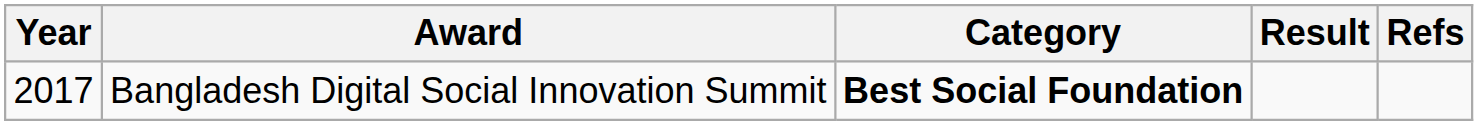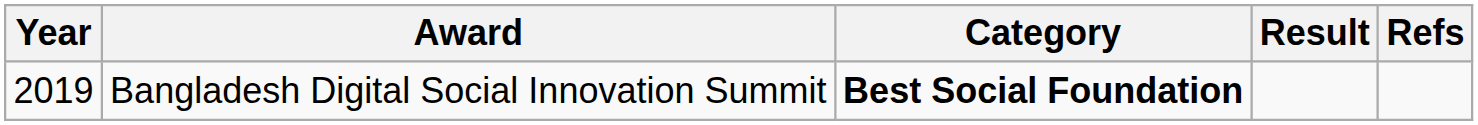(53, 90) 2017 -> (53, 90) 2019
